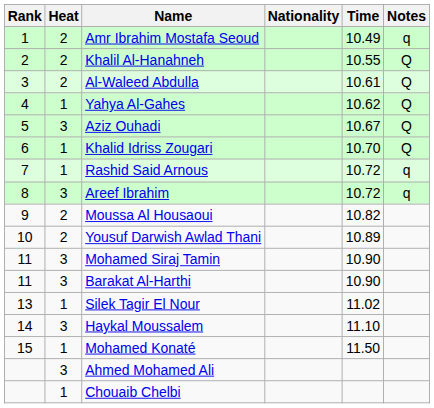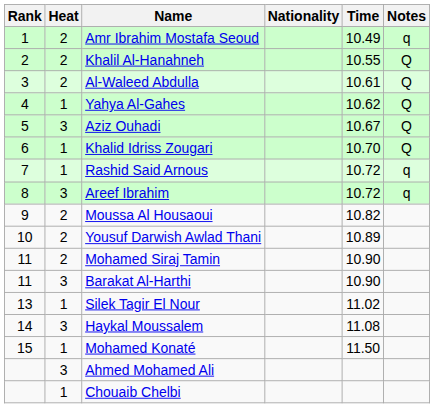(64, 259) 3 -> (64, 259) 2
(363, 326) 11.10 -> (363, 326) 11.08
